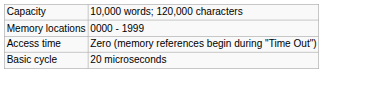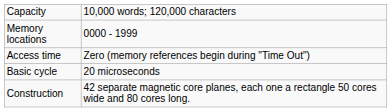+ row: (35, 93)
